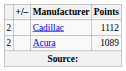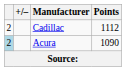(9, 43) no background -> (9, 43) lightblue background
(110, 43) 1089 -> (110, 43) 1090
